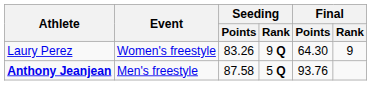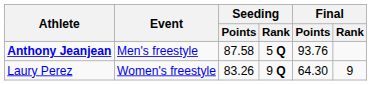rows swapped: (59, 71) <-> (40, 52)
